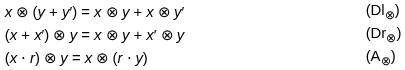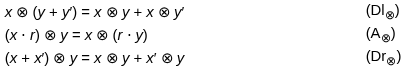rows swapped: (95, 35) <-> (76, 58)
